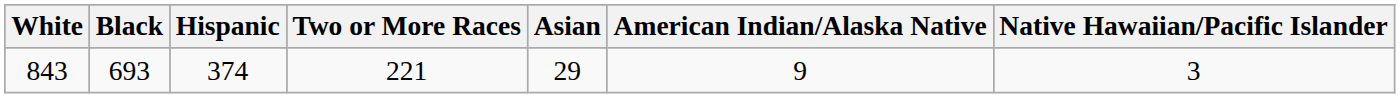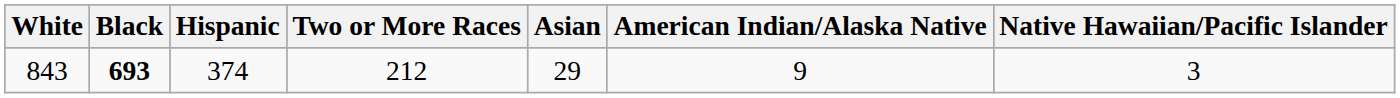(129, 69) normal -> (129, 69) bold
(407, 69) 221 -> (407, 69) 212
